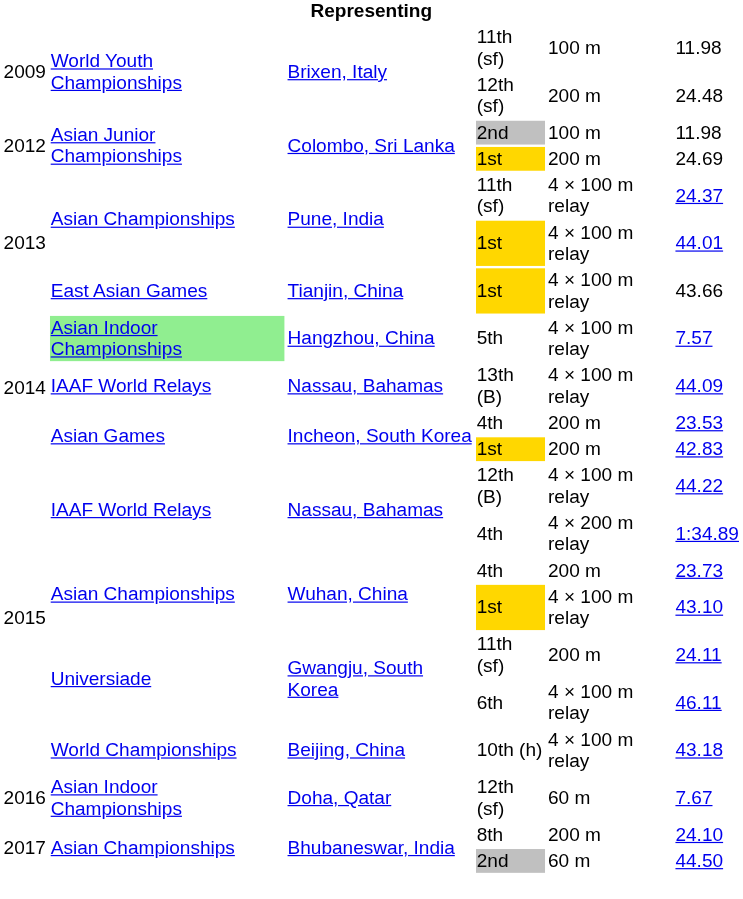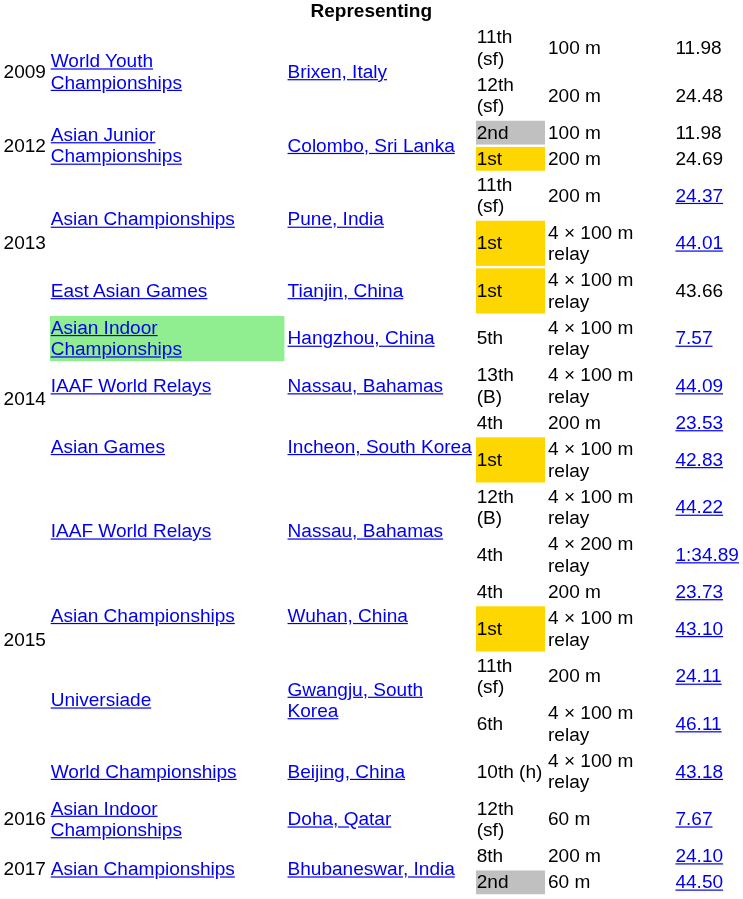(591, 195) 4 × 100 m relay -> (574, 195) 200 m
(574, 449) 200 m -> (591, 459) 4 × 100 m relay
